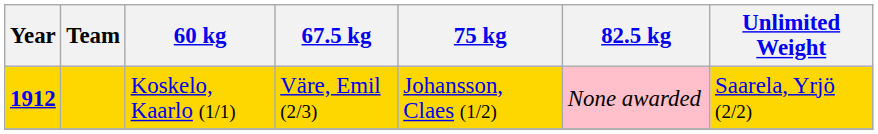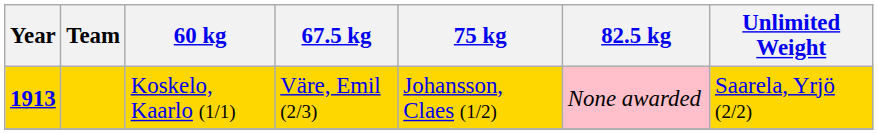(33, 97) 1912 -> (33, 97) 1913
